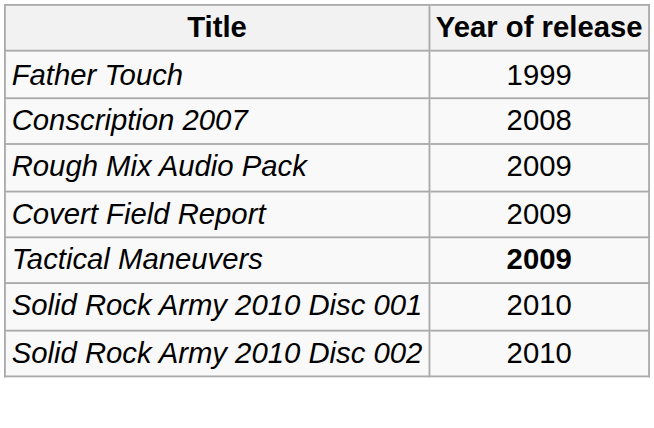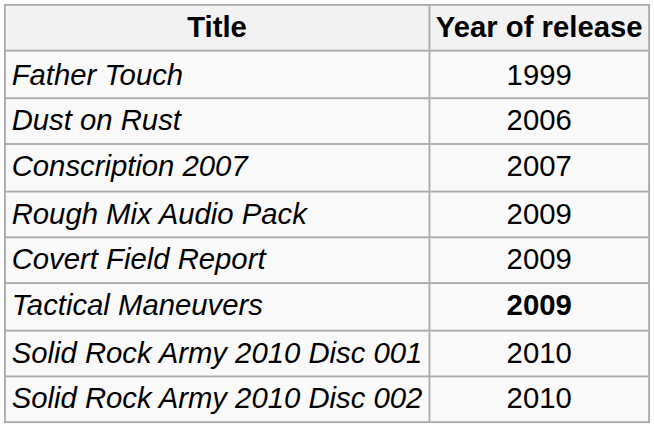+ row: (96, 120)
(539, 120) 2008 -> (539, 167) 2007
